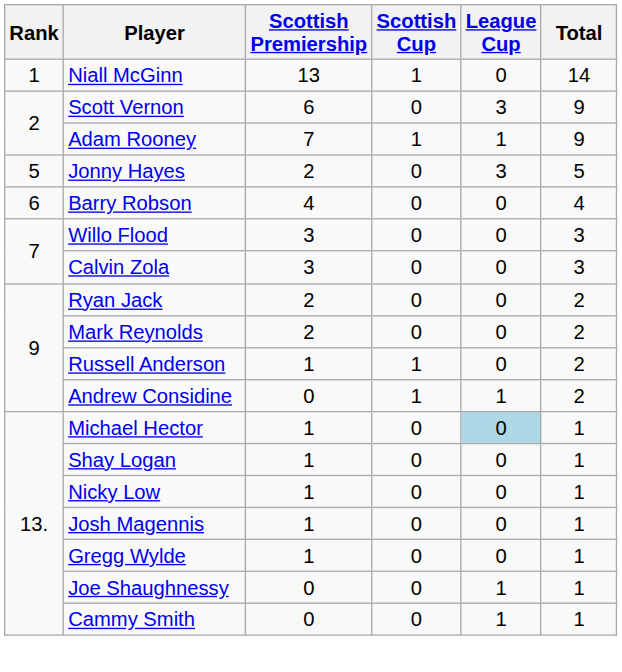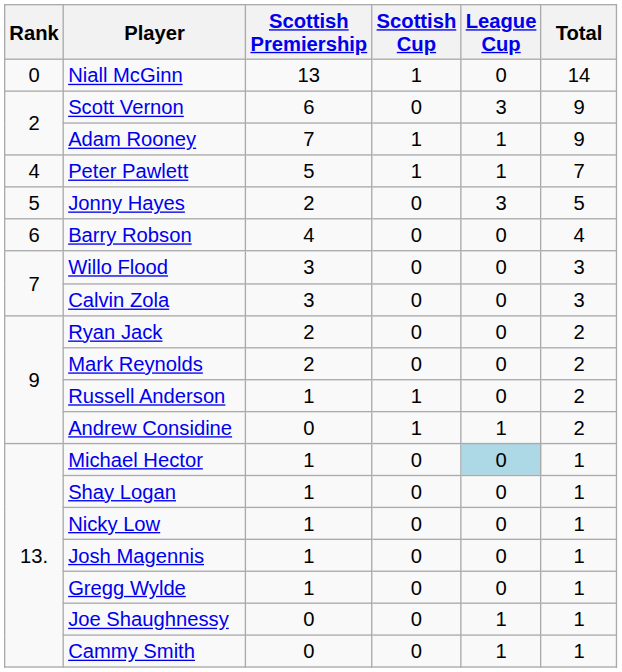(34, 75) 1 -> (34, 75) 0
+ row: (128, 171)
